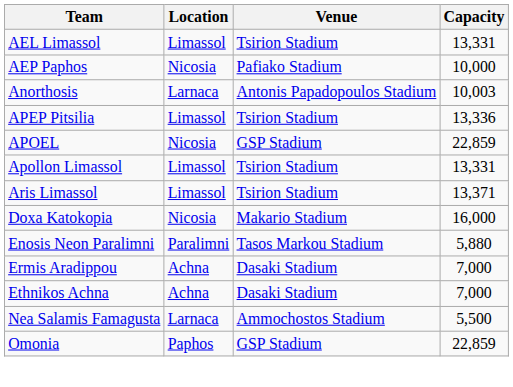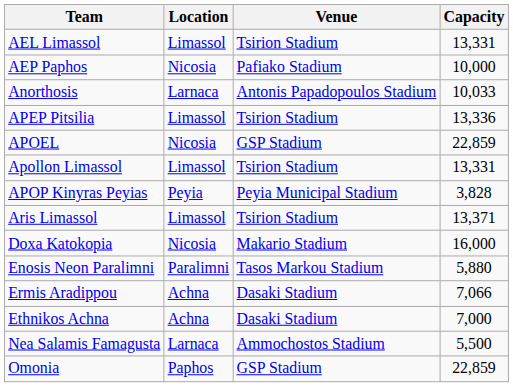(474, 92) 10,003 -> (474, 92) 10,033
+ row: (78, 192)
(474, 268) 7,000 -> (474, 293) 7,066
